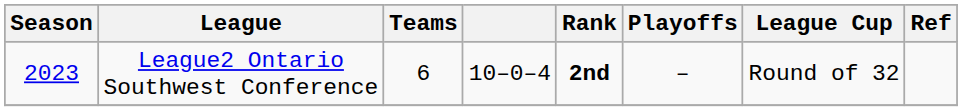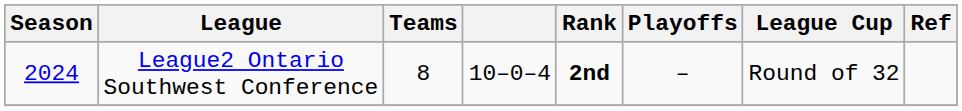(52, 74) 2023 -> (52, 74) 2024
(423, 74) 6 -> (423, 74) 8
